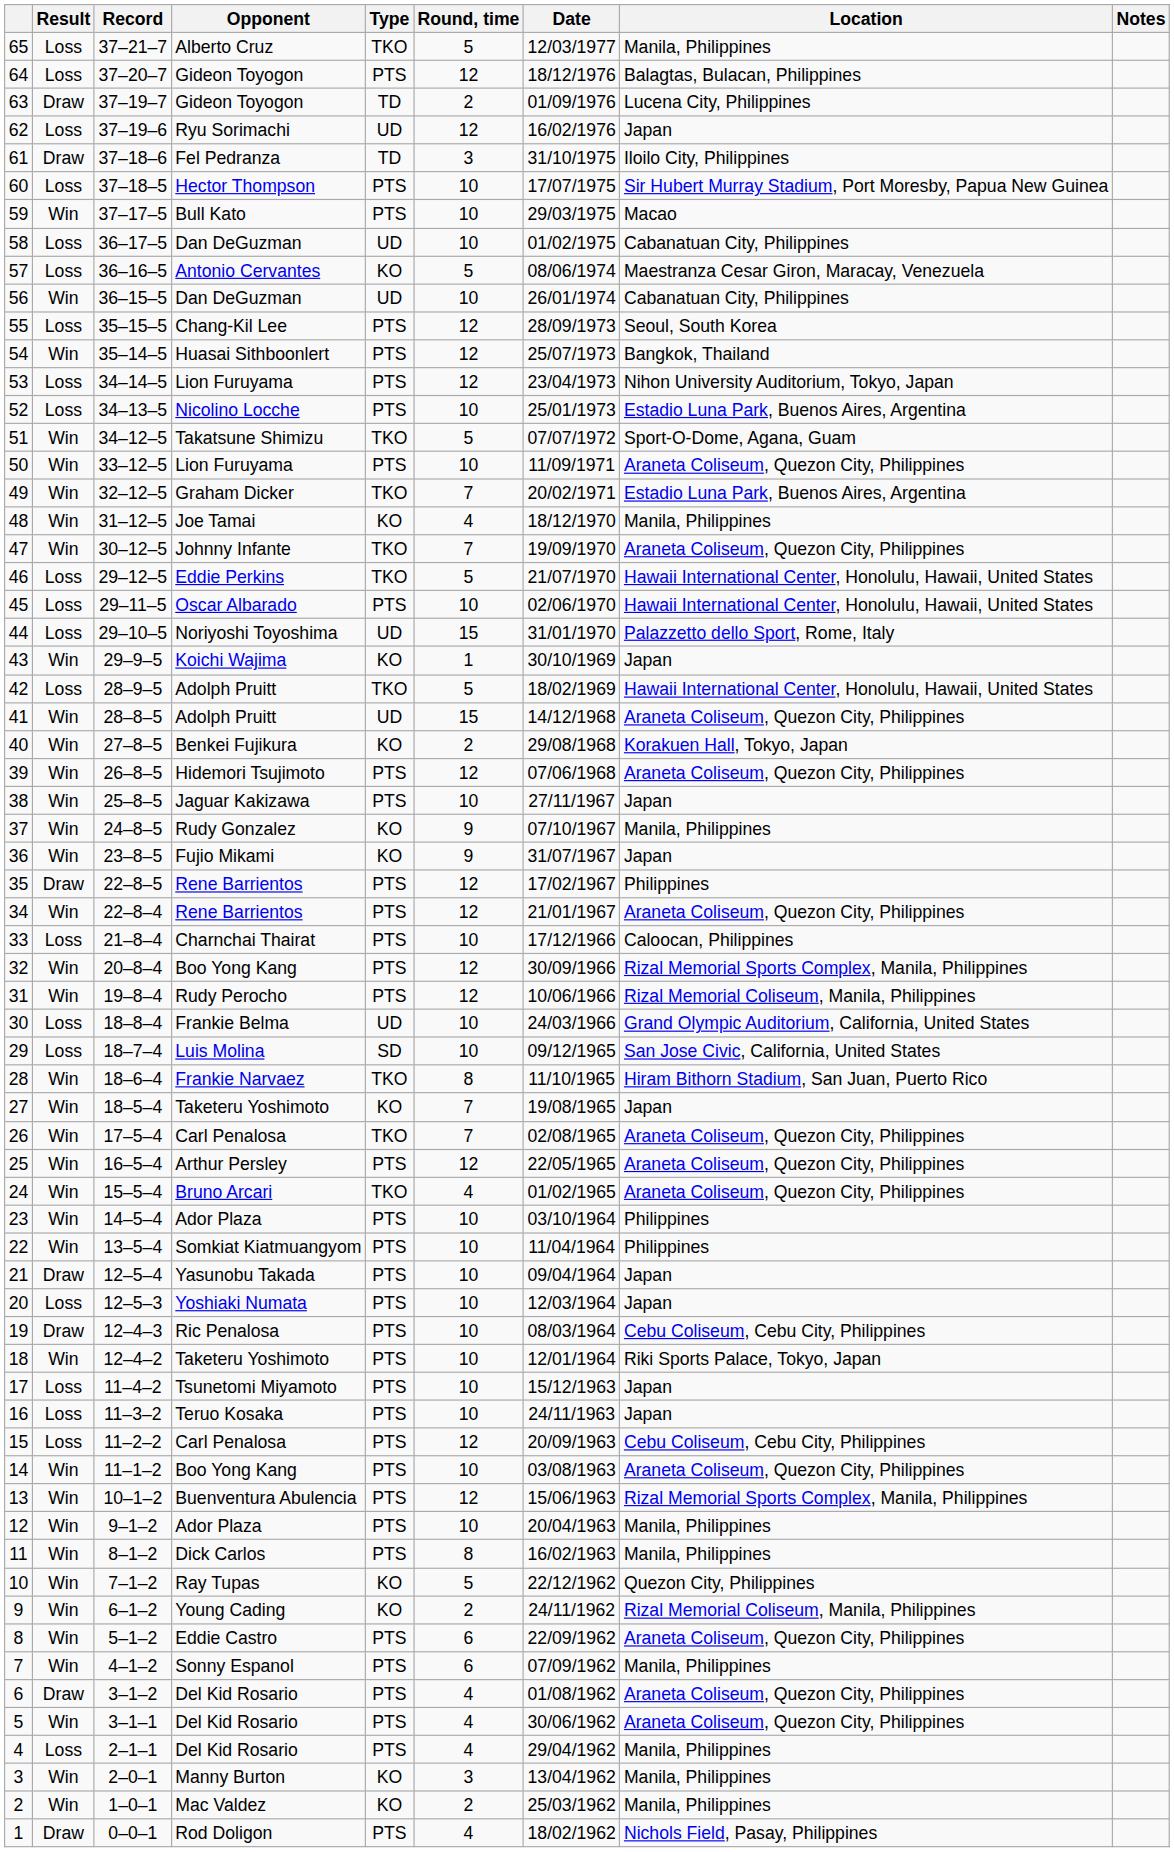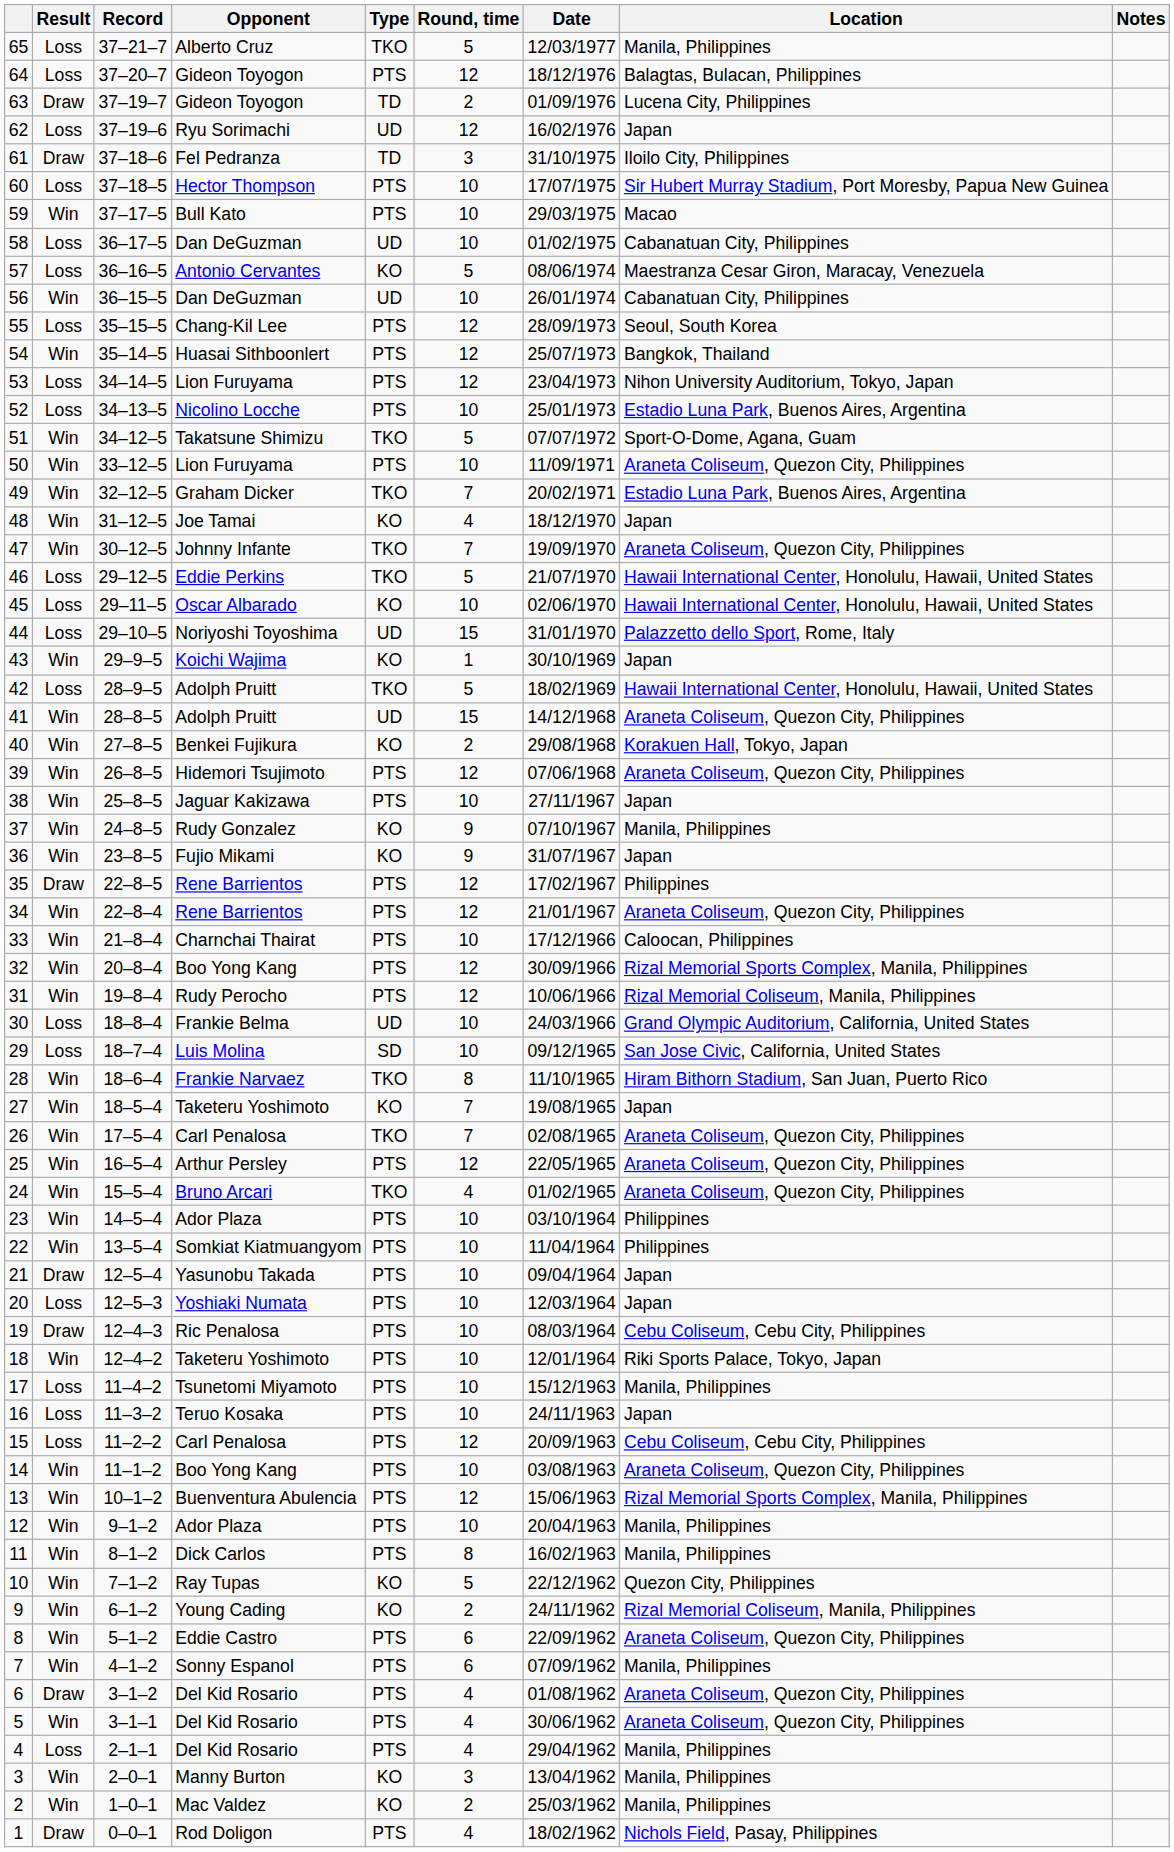(697, 521) Manila, Philippines -> (648, 521) Japan
(389, 605) PTS -> (389, 605) KO
(63, 940) Loss -> (63, 940) Win
(648, 1386) Japan -> (697, 1386) Manila, Philippines
